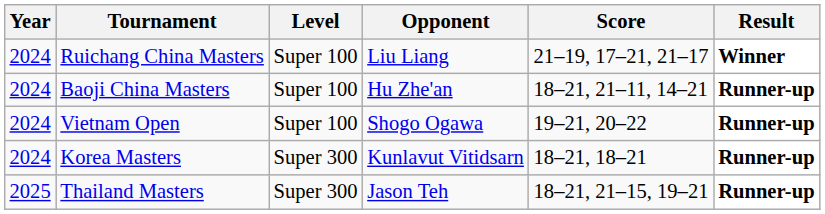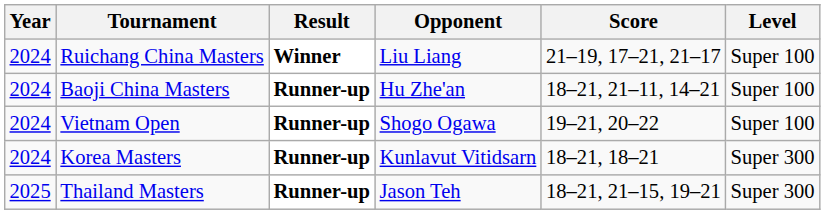columns swapped: (316, 21) <-> (766, 21)
